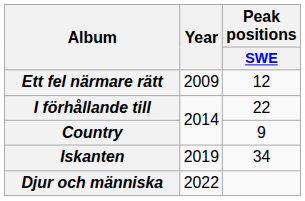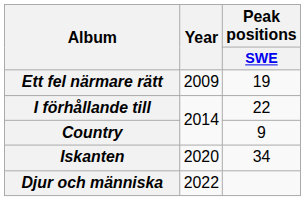(261, 82) 12 -> (261, 82) 19
(201, 157) 2019 -> (201, 157) 2020
